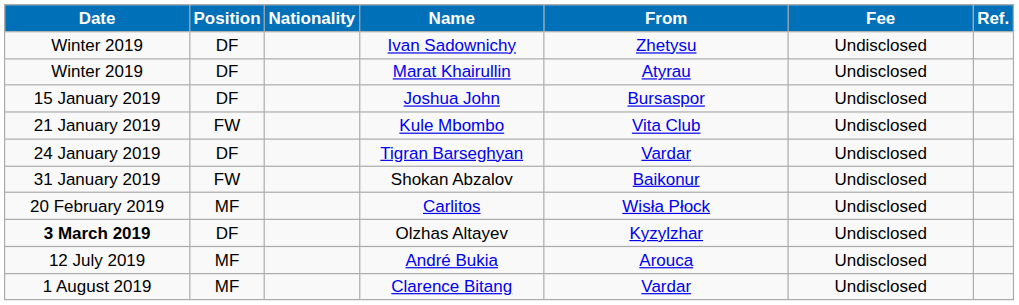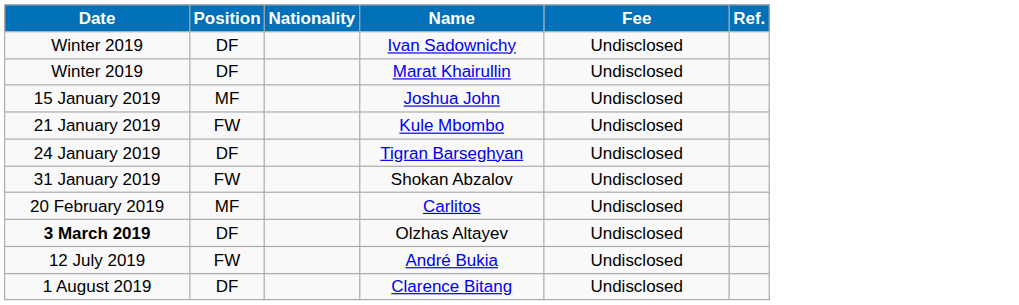- column: (666, 18)
(227, 99) DF -> (227, 99) MF
(227, 260) MF -> (227, 260) FW
(227, 287) MF -> (227, 287) DF
